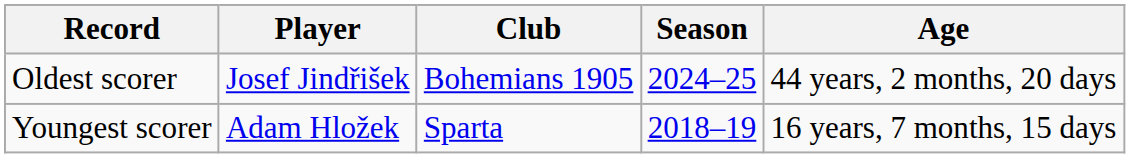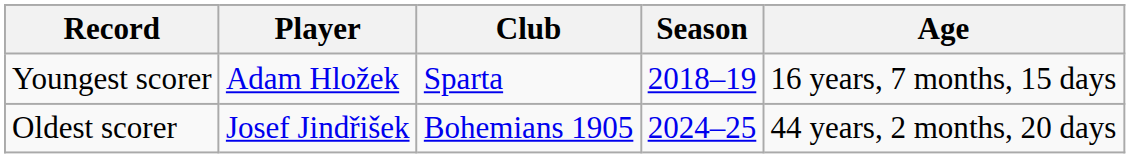rows swapped: (112, 127) <-> (94, 78)
